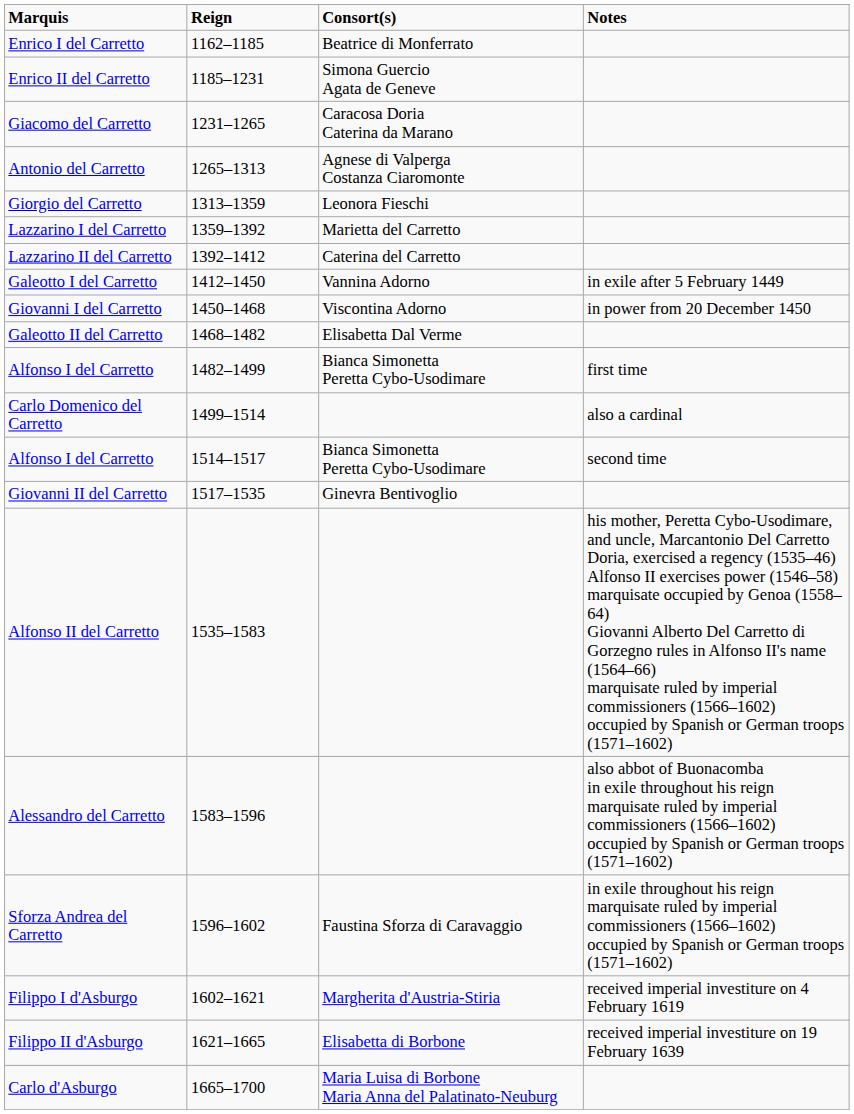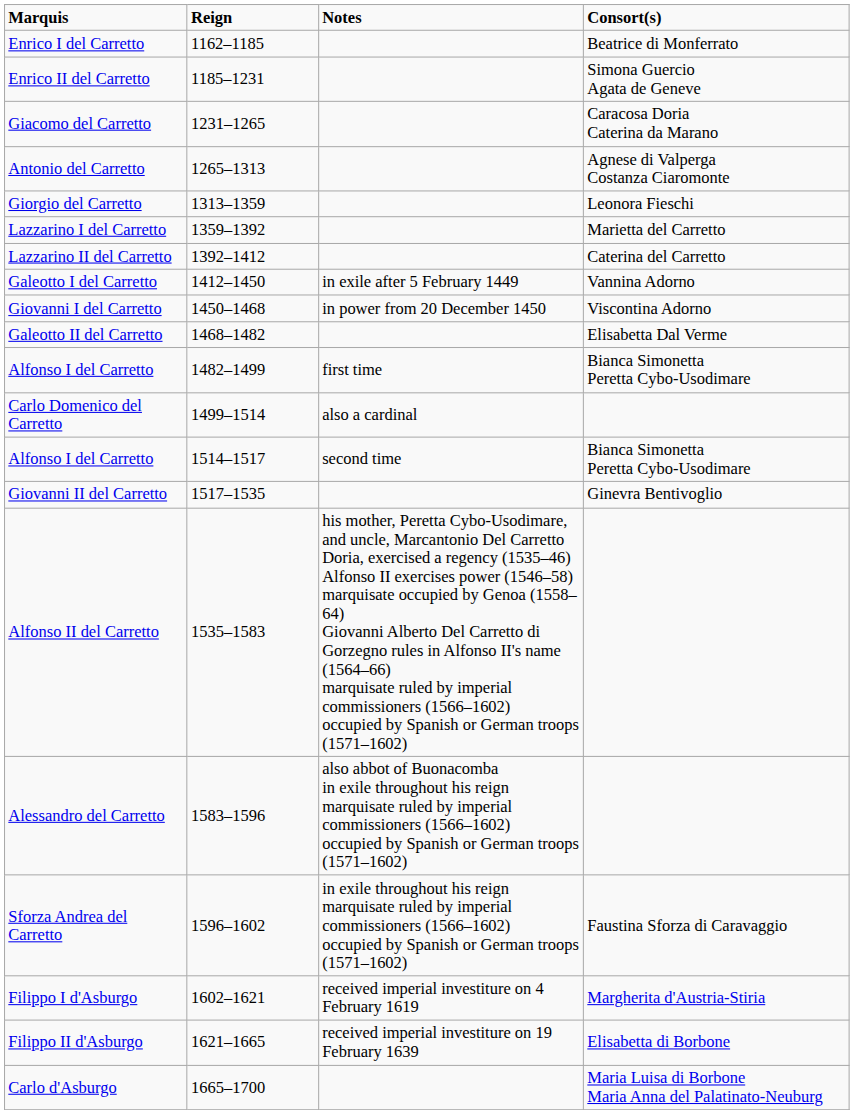columns swapped: (359, 17) <-> (607, 17)
